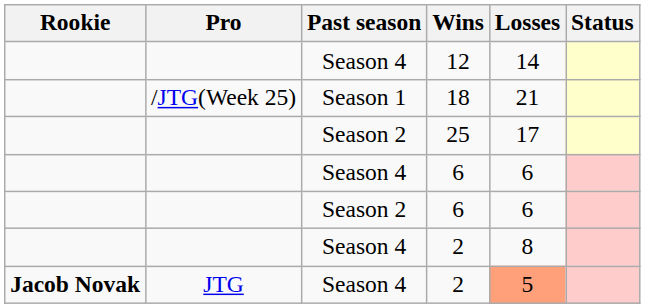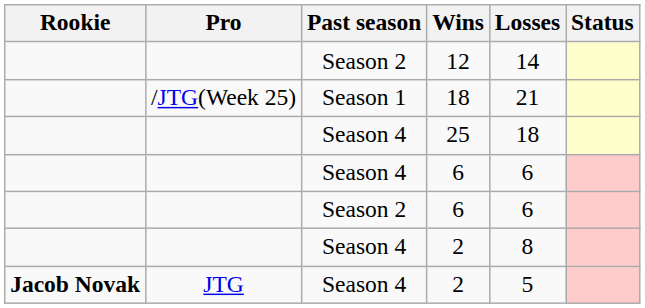(364, 60) Season 4 -> (364, 60) Season 2
(364, 135) Season 2 -> (364, 135) Season 4
(528, 135) 17 -> (528, 135) 18
(528, 284) lightsalmon background -> (528, 284) no background
